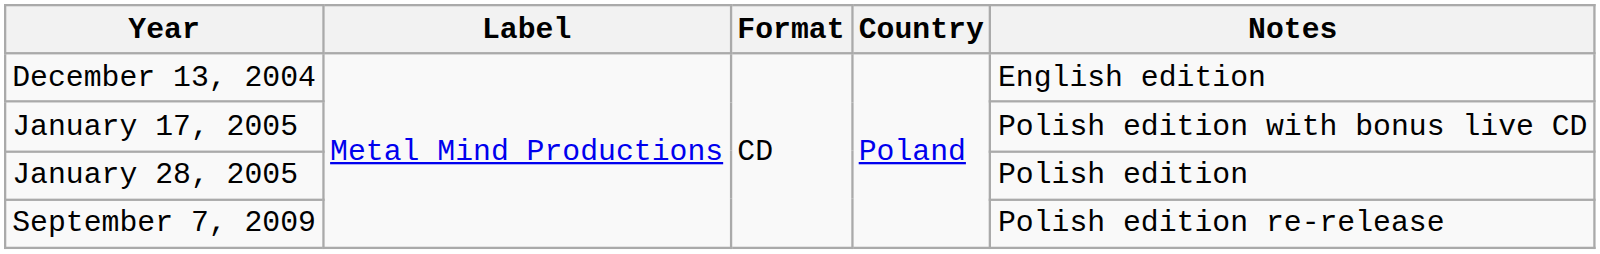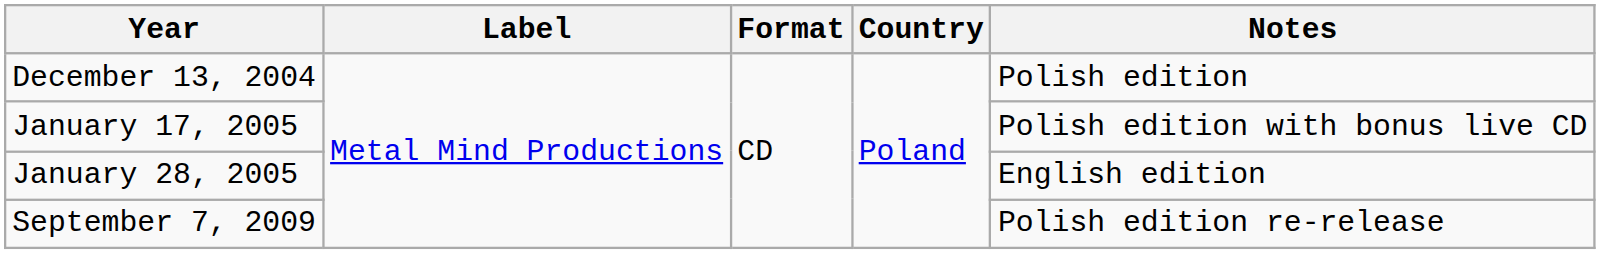(1132, 78) English edition -> (1123, 78) Polish edition
(1123, 175) Polish edition -> (1132, 175) English edition
